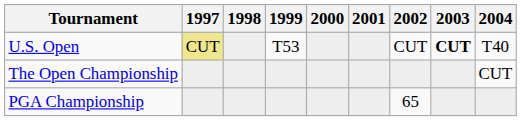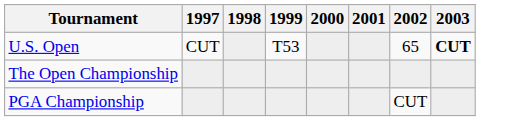- column: (495, 18)
(203, 46) khaki background -> (203, 46) no background
(410, 46) CUT -> (410, 46) 65
(410, 102) 65 -> (410, 102) CUT
